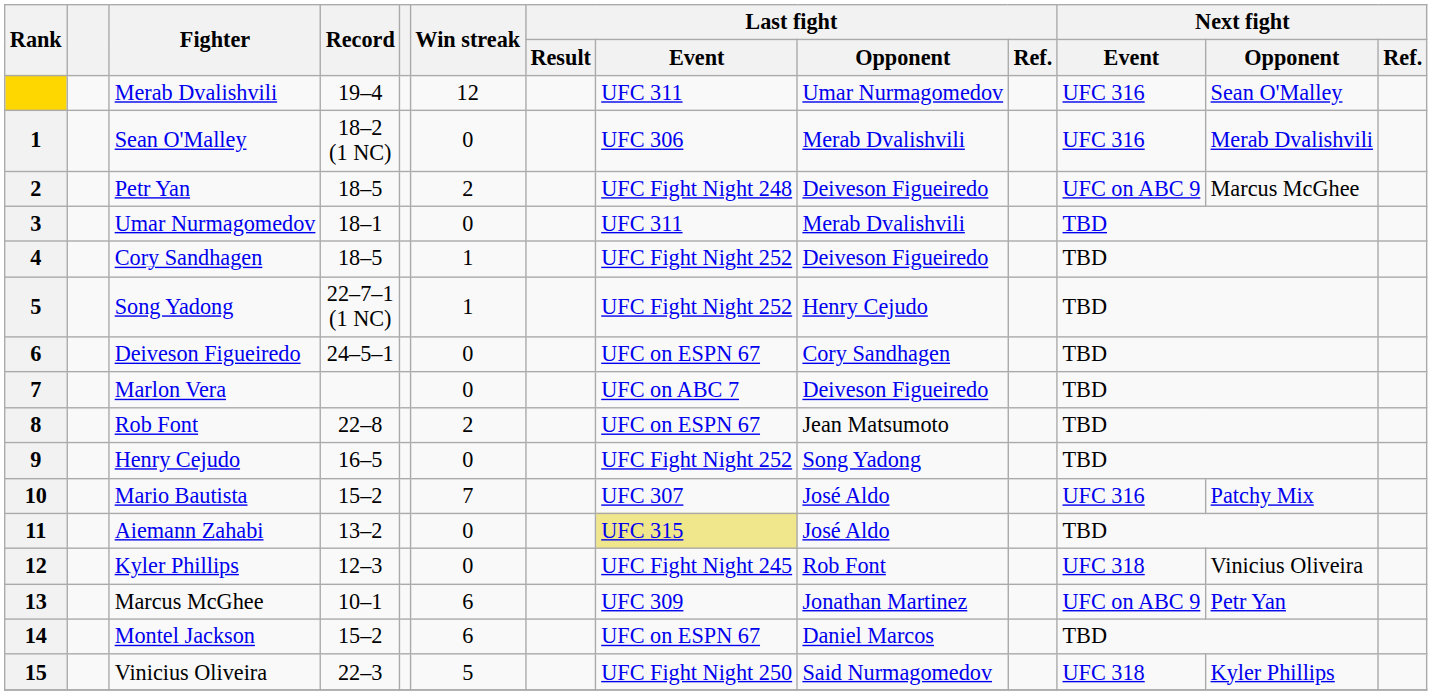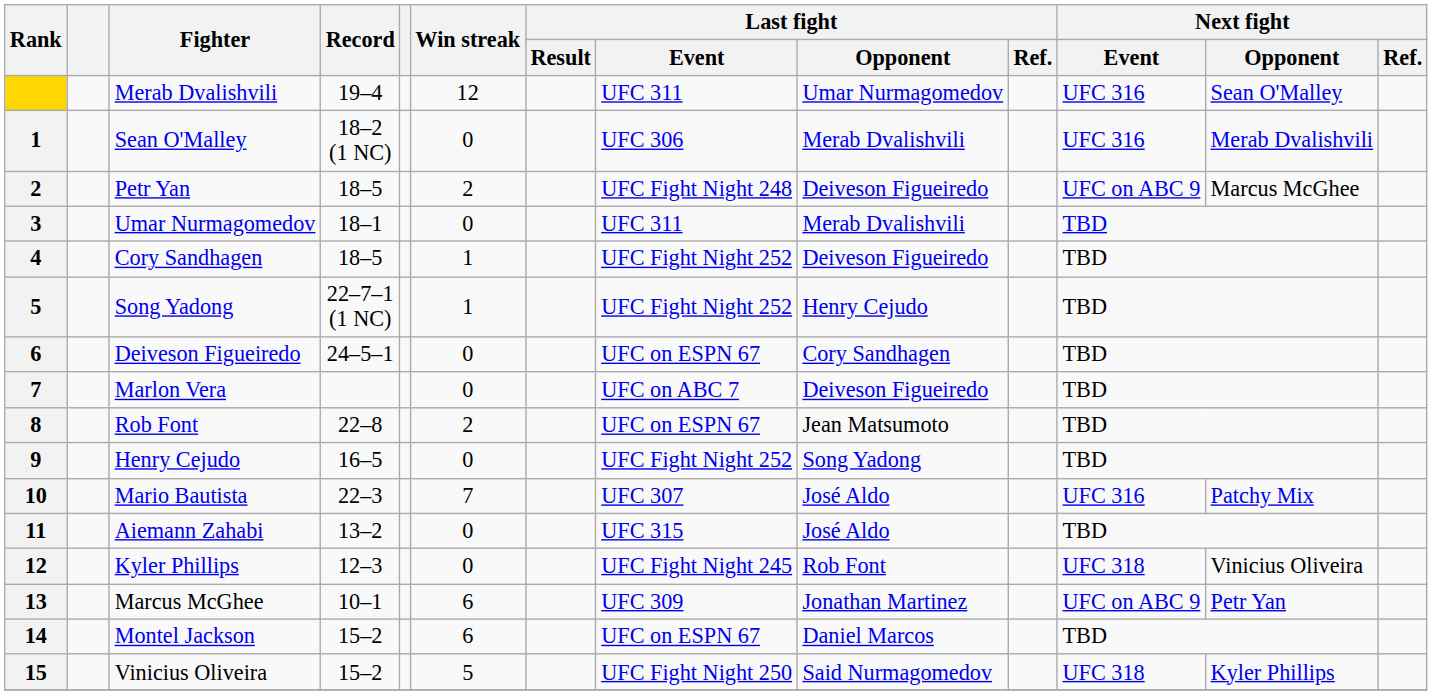(360, 495) 15–2 -> (360, 495) 22–3
(642, 530) khaki background -> (642, 530) no background
(360, 671) 22–3 -> (360, 671) 15–2
